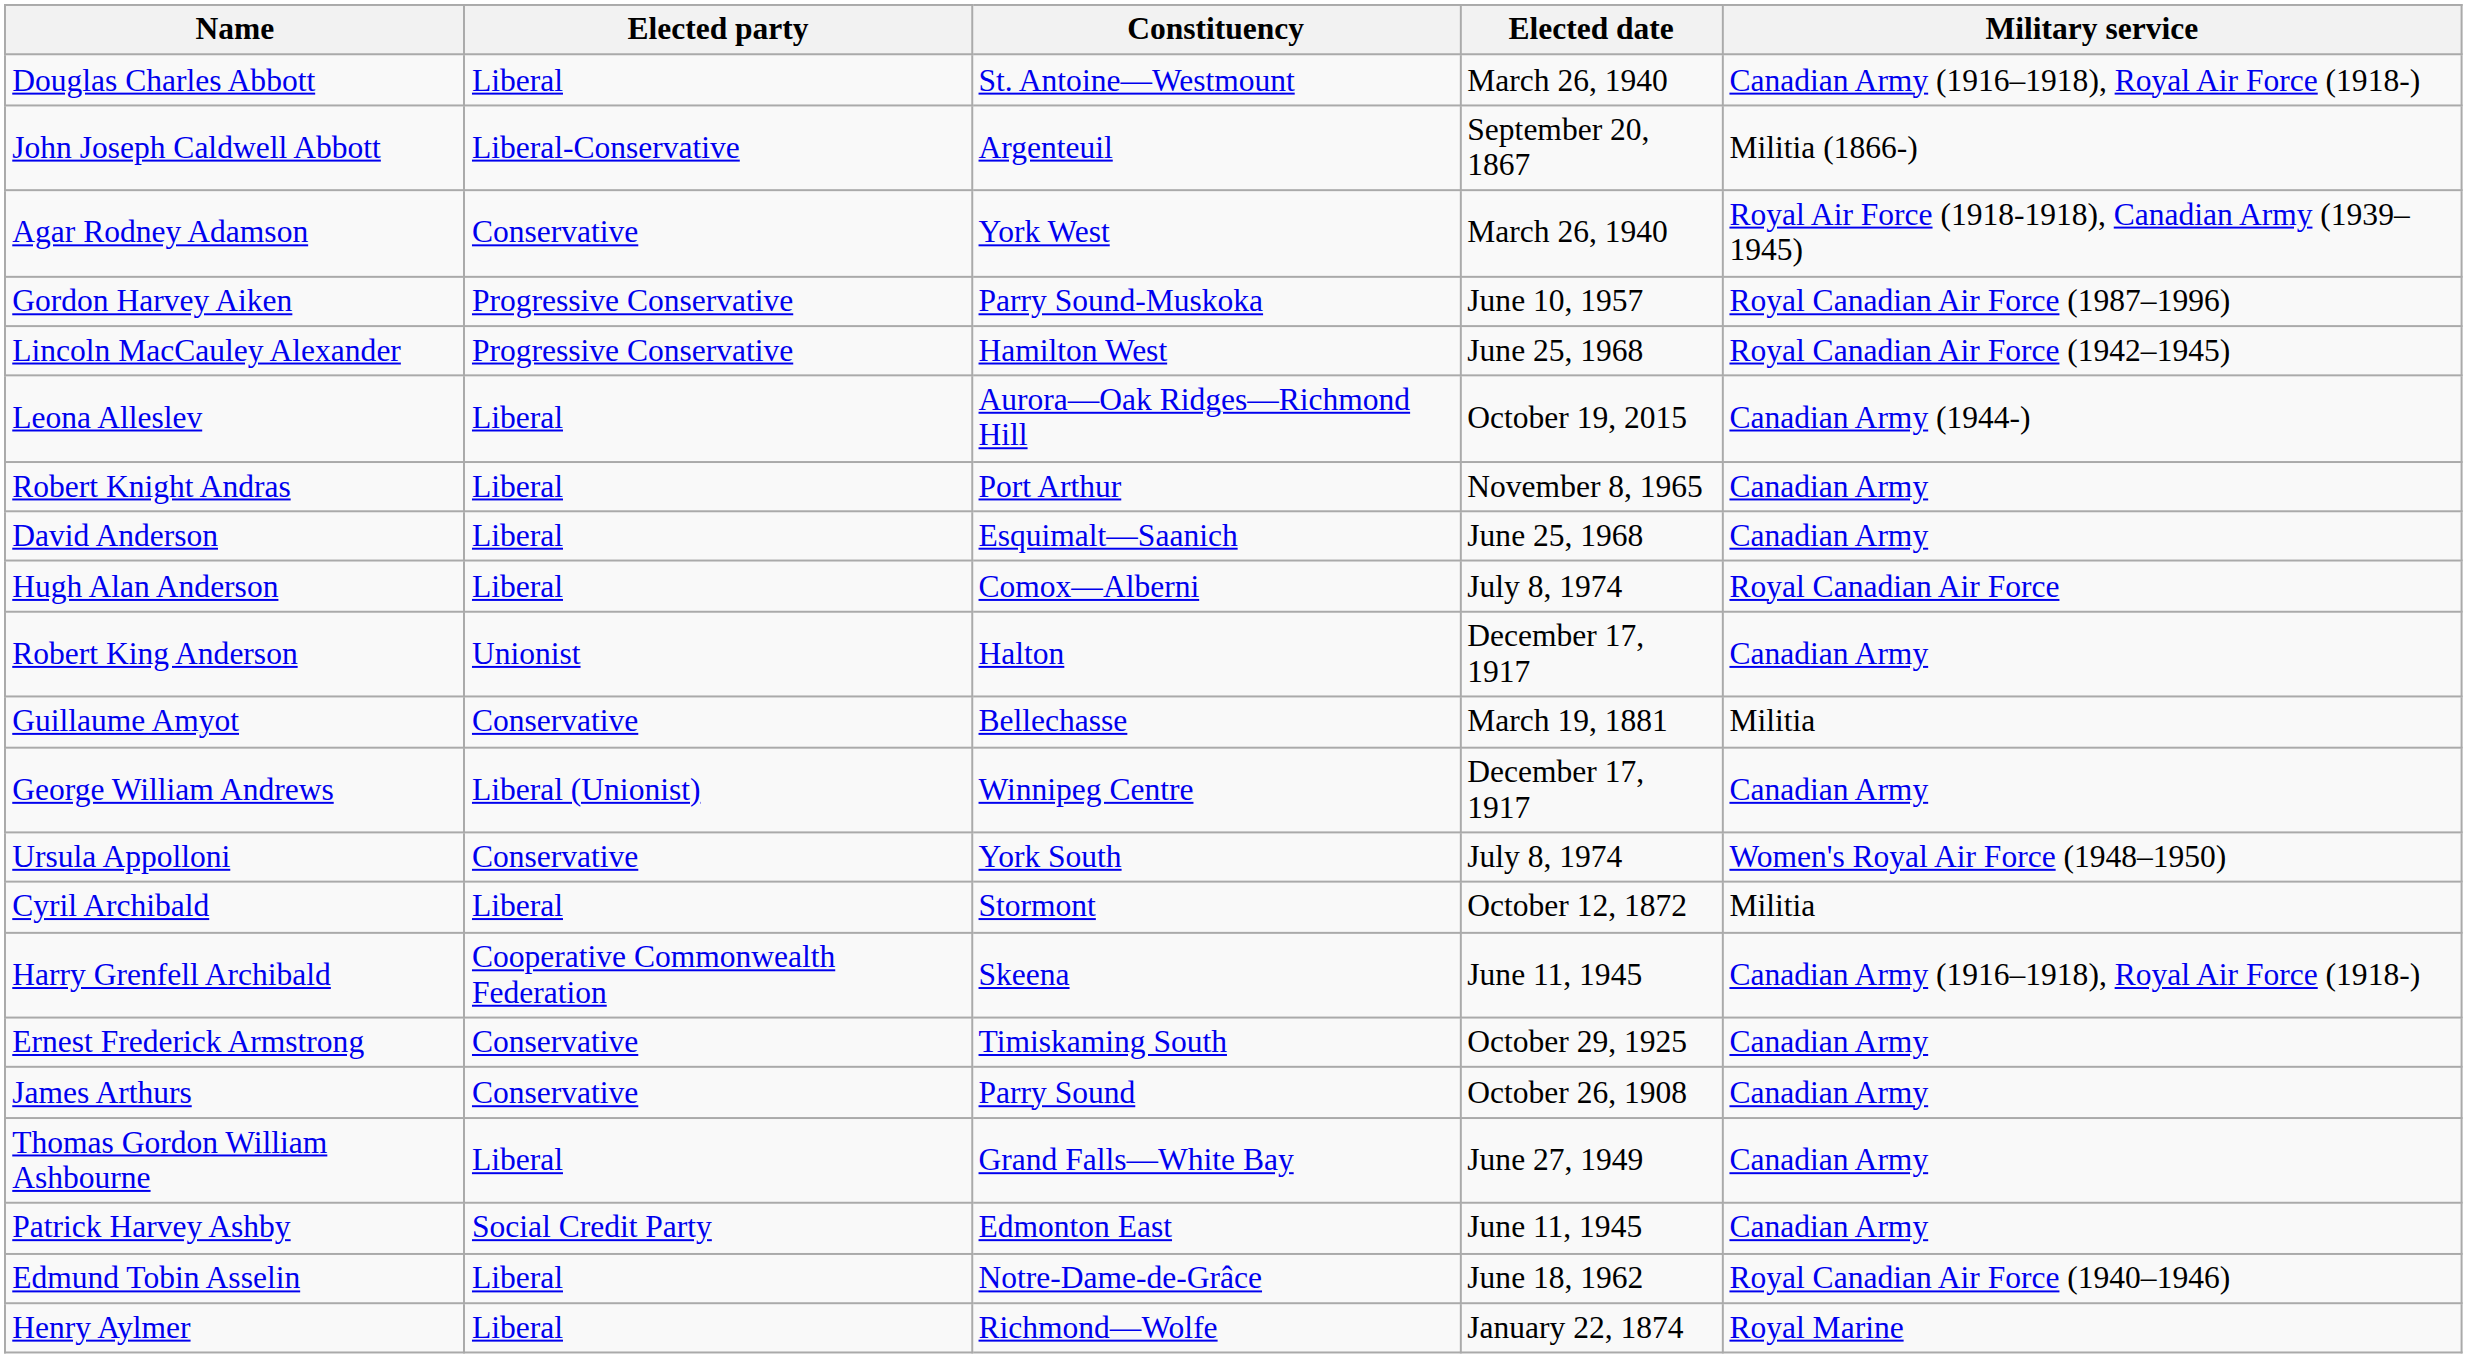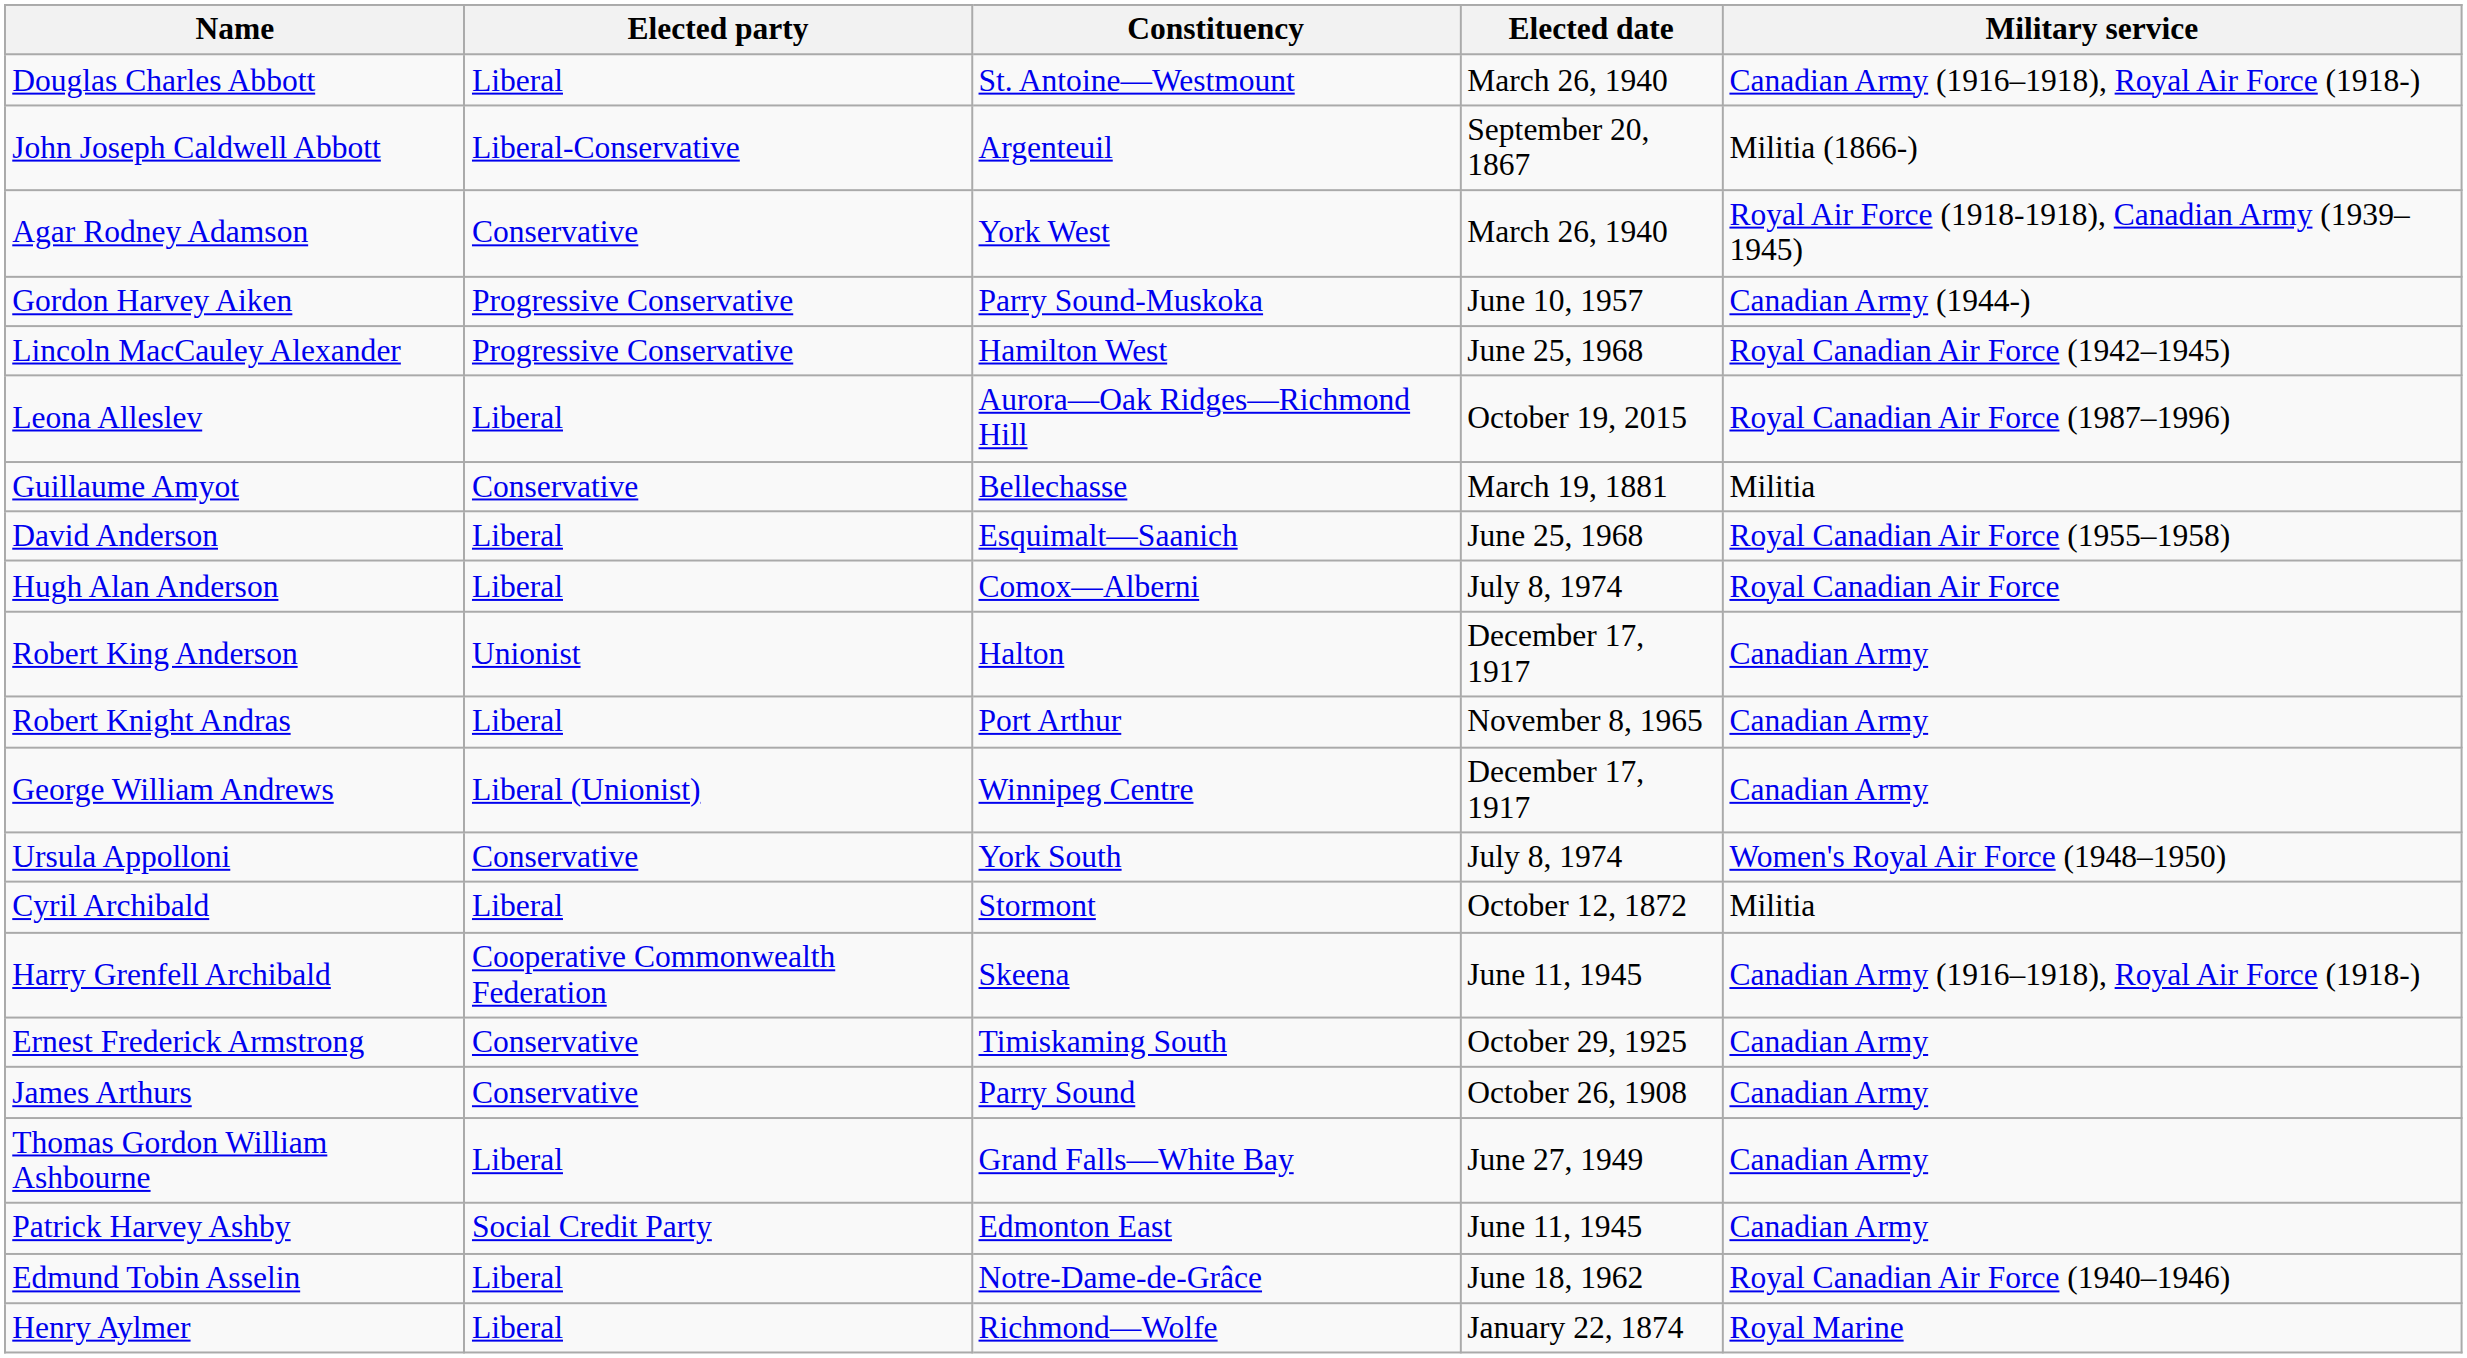(1980, 300) Royal Canadian Air Force (1987–1996) -> (1880, 300) Canadian Army (1944-)
(1880, 418) Canadian Army (1944-) -> (1980, 418) Royal Canadian Air Force (1987–1996)
rows swapped: (126, 721) <-> (151, 485)
(1829, 535) Canadian Army -> (1980, 535) Royal Canadian Air Force (1955–1958)
